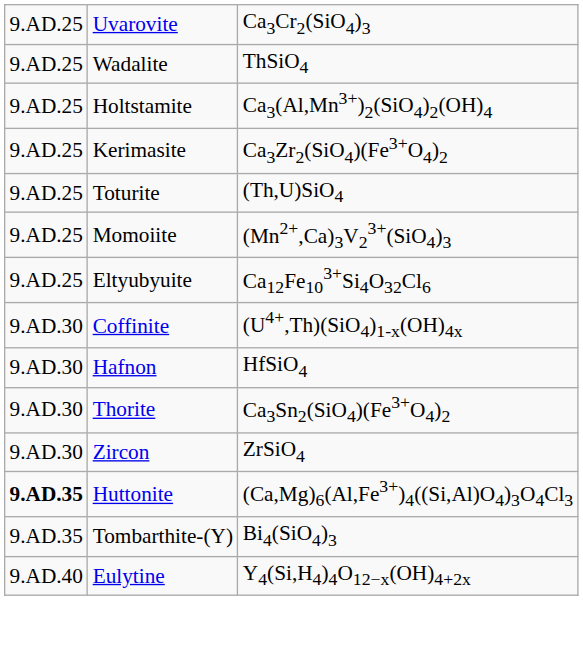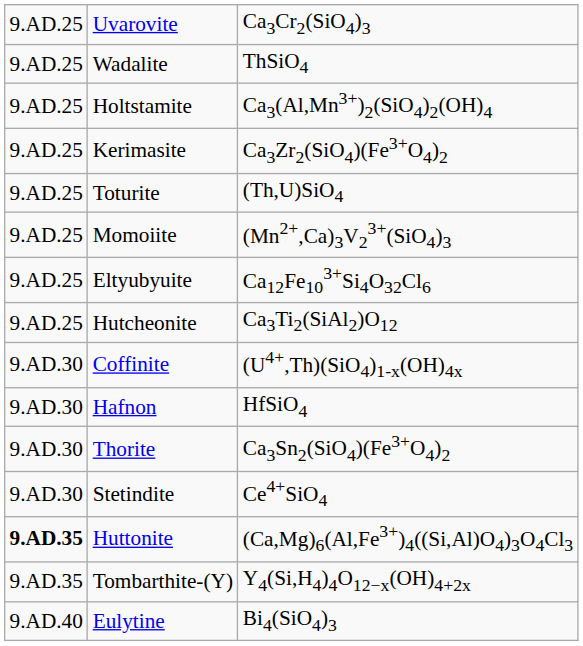+ row: (145, 322)
- row: (121, 451)
+ row: (133, 494)
(290, 536) Bi4(SiO4)3 -> (357, 581) Y4(Si,H4)4O12−x(OH)4+2x
(357, 575) Y4(Si,H4)4O12−x(OH)4+2x -> (290, 620) Bi4(SiO4)3
